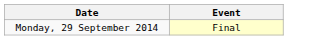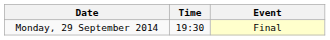+ column: (190, 12)
